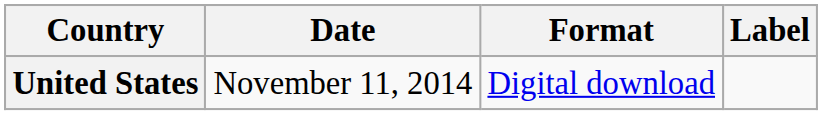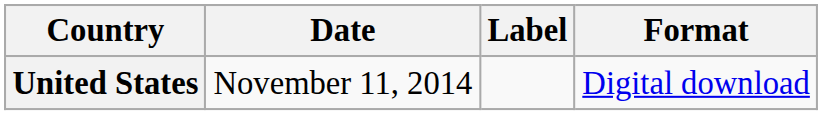columns swapped: (601, 30) <-> (770, 30)
